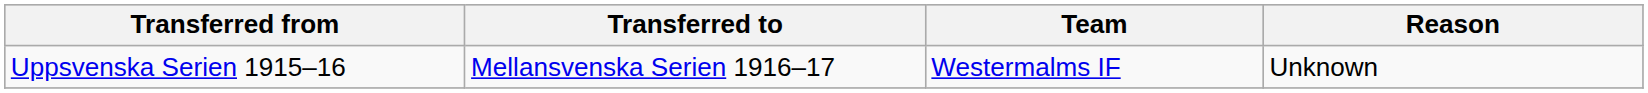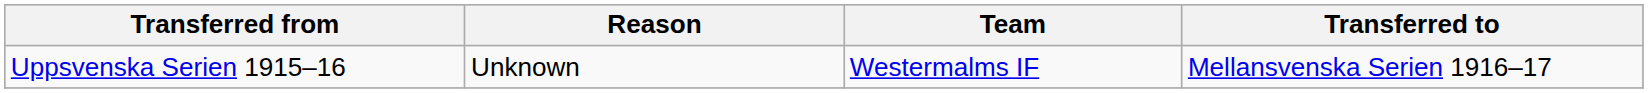columns swapped: (695, 25) <-> (1453, 25)
